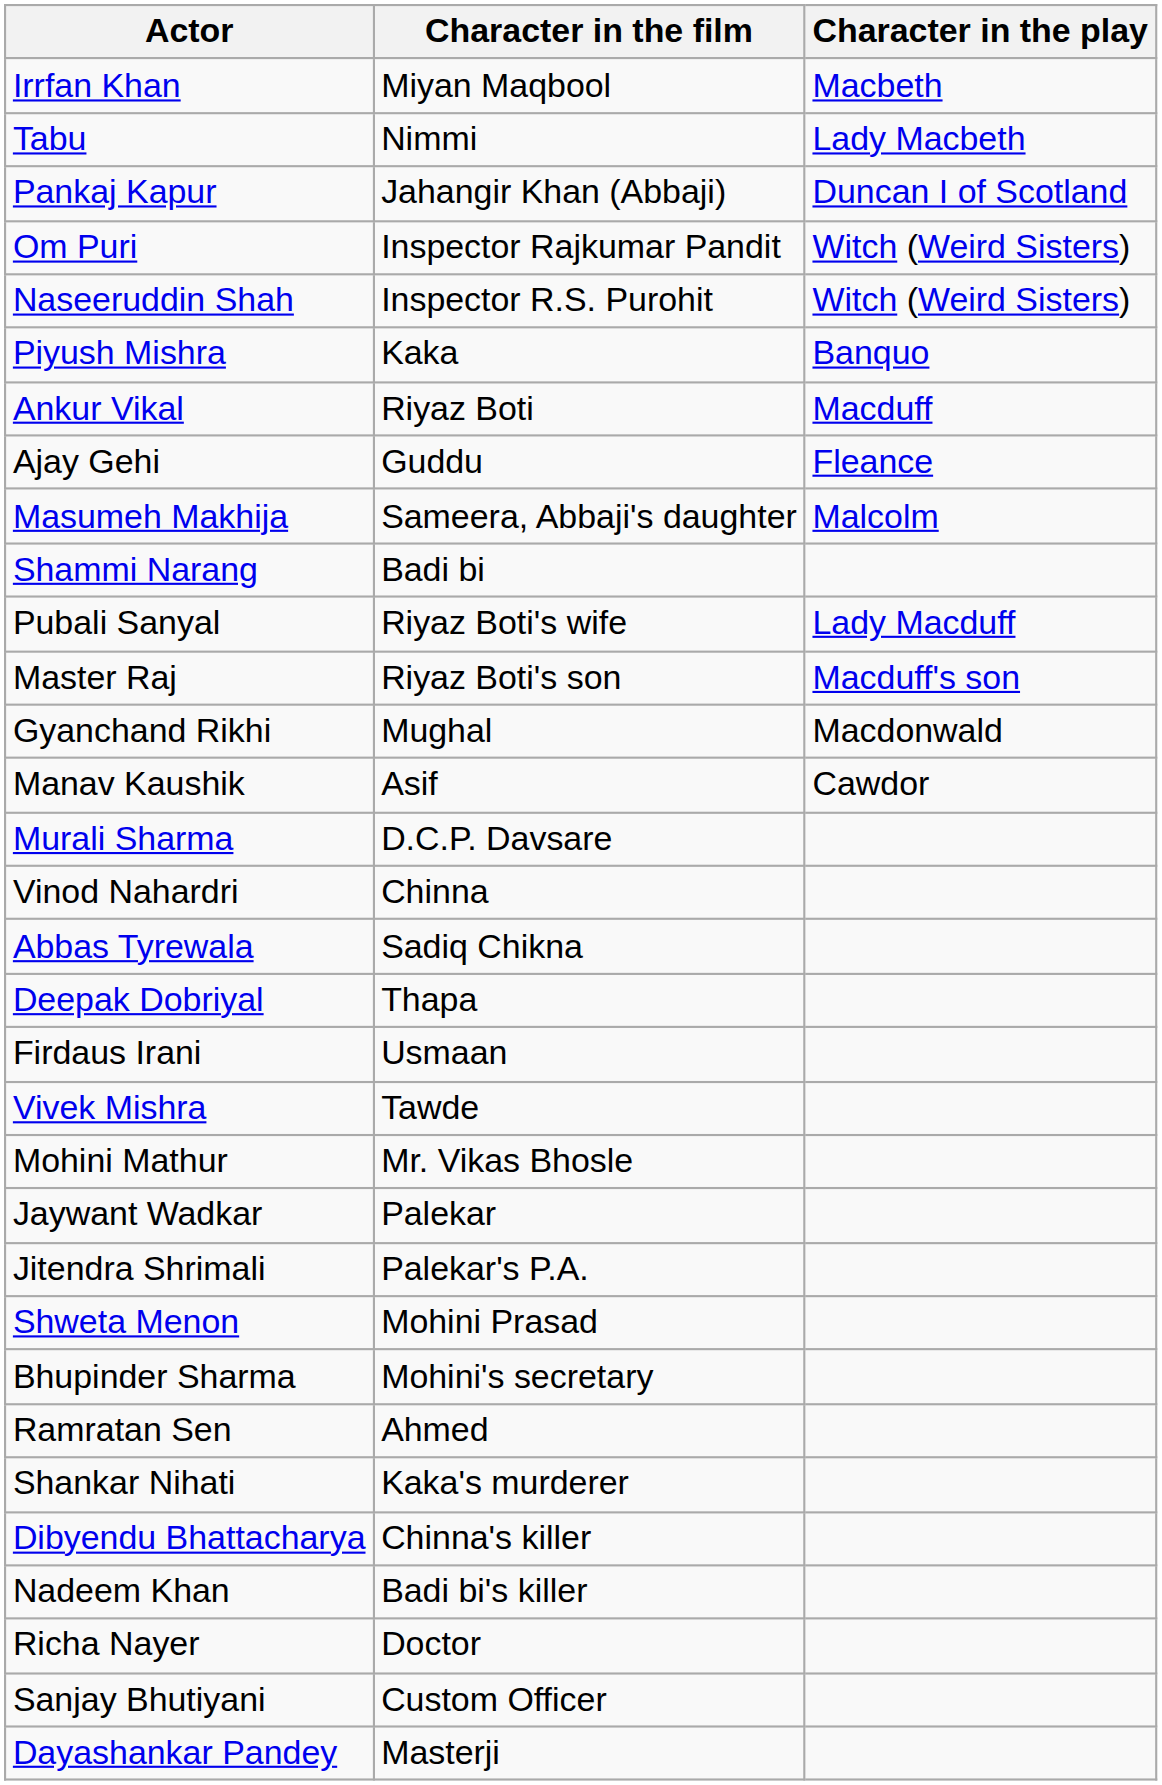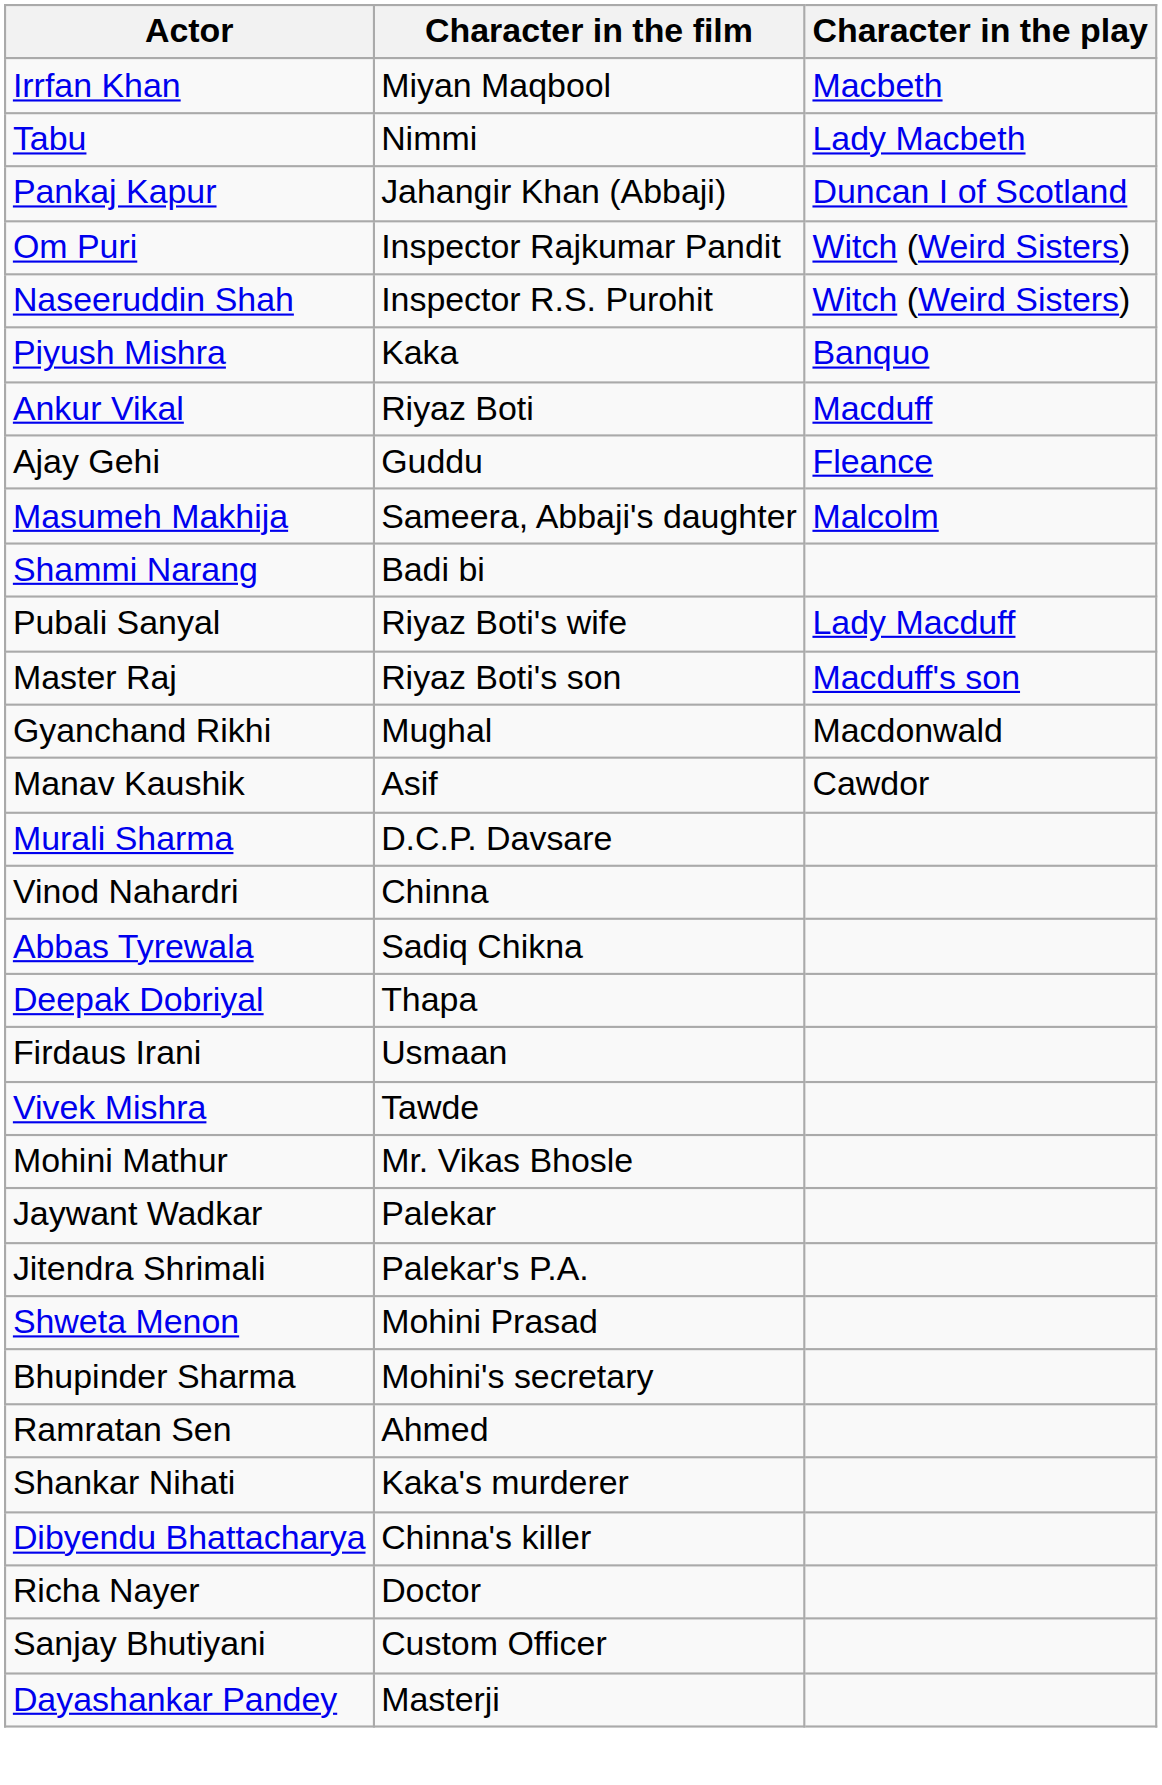- row: (121, 1591)
